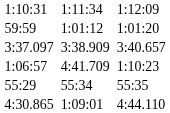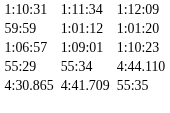- row: (29, 47)
(85, 66) 4:41.709 -> (82, 47) 1:09:01
(133, 86) 55:35 -> (141, 66) 4:44.110
(82, 105) 1:09:01 -> (85, 86) 4:41.709
(141, 105) 4:44.110 -> (133, 86) 55:35
